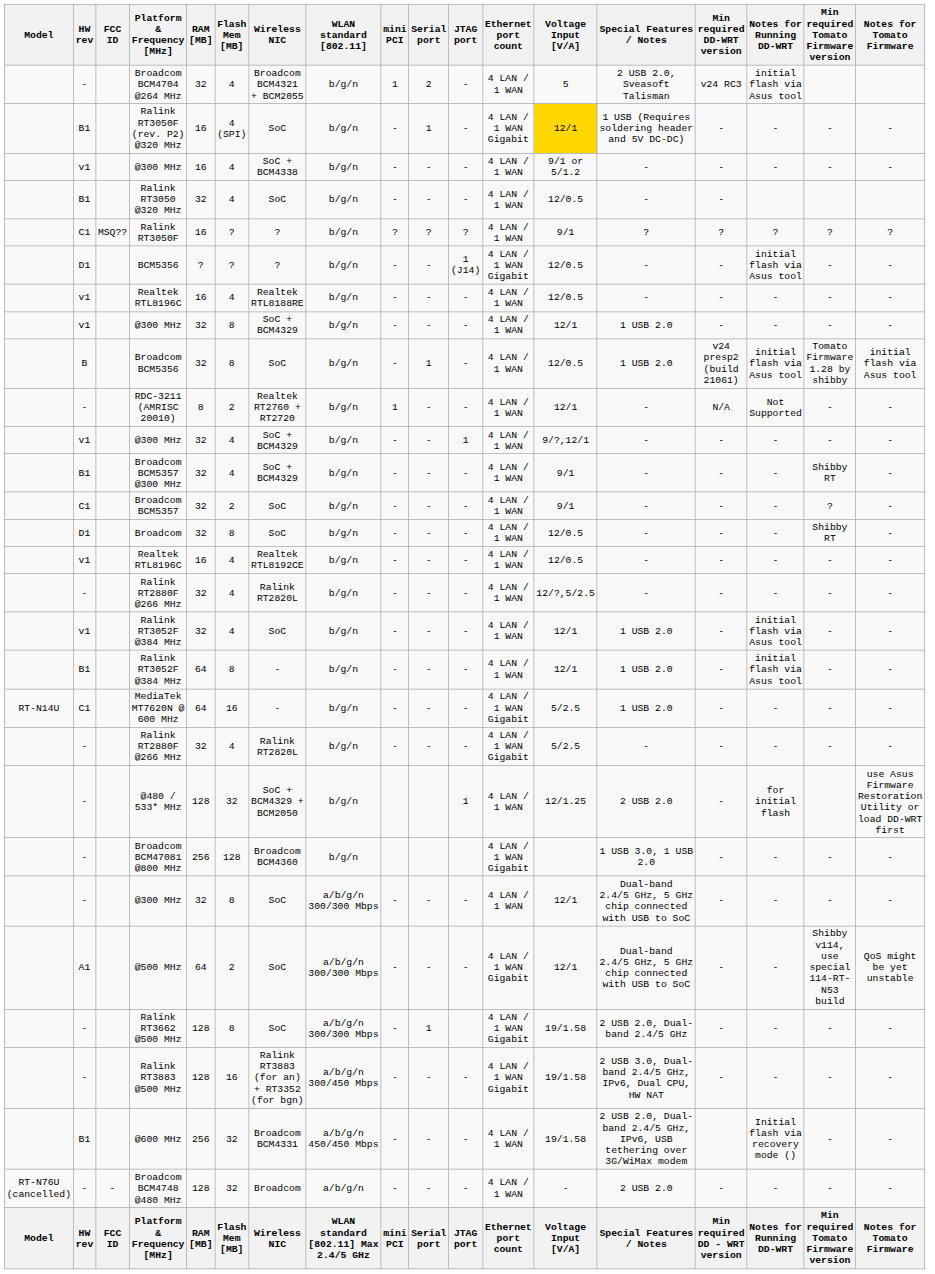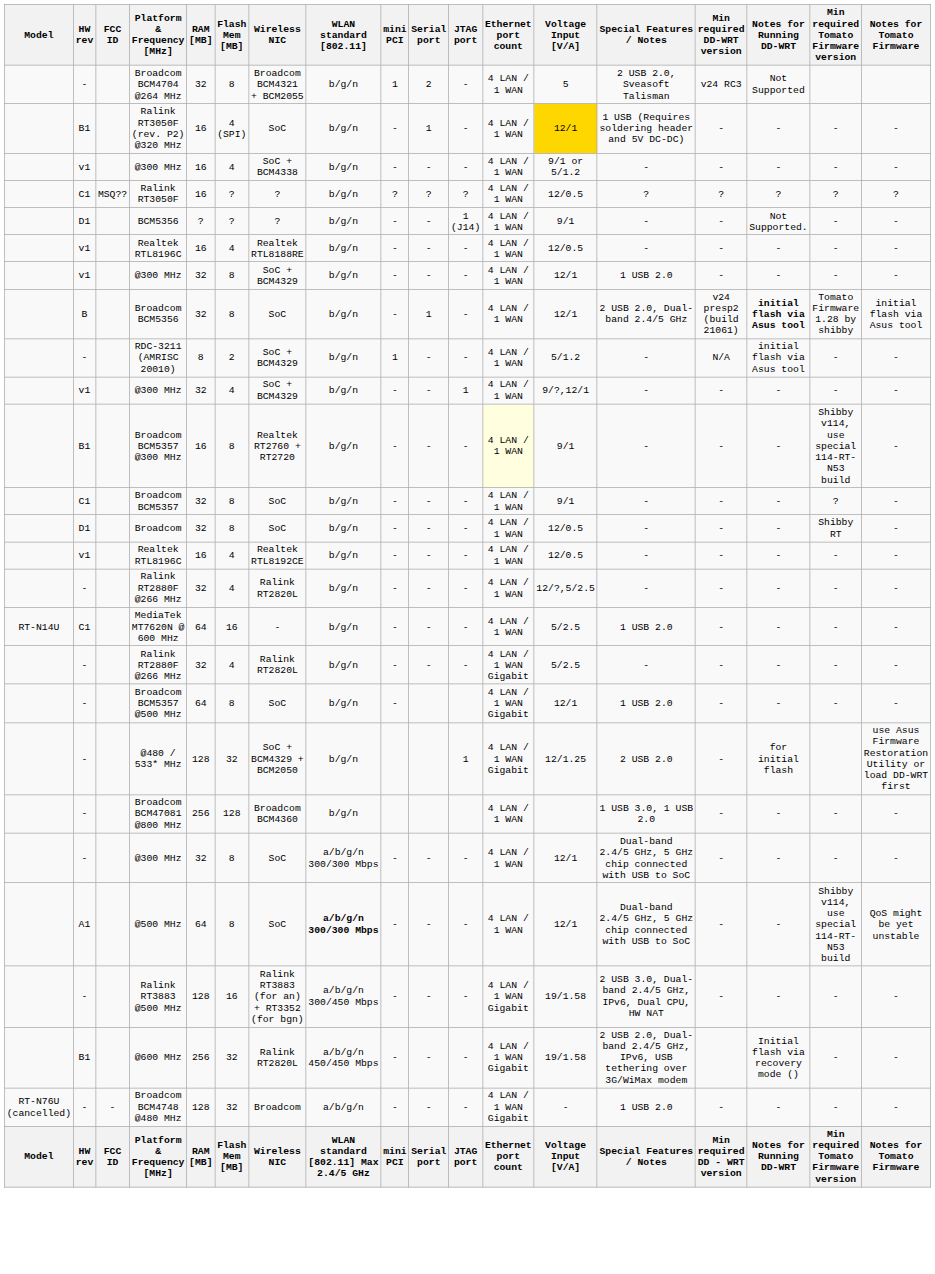(232, 84) 4 -> (232, 84) 8
(776, 84) initial flash via Asus tool -> (778, 84) Not Supported
(508, 128) 4 LAN / 1 WAN Gigabit -> (508, 128) 4 LAN / 1 WAN
- row: (84, 200)
(566, 232) 9/1 -> (566, 194) 12/0.5
(508, 265) 4 LAN / 1 WAN Gigabit -> (508, 221) 4 LAN / 1 WAN
(566, 265) 12/0.5 -> (566, 221) 9/1
(776, 265) initial flash via Asus tool -> (778, 221) Not Supported.
(566, 363) 12/0.5 -> (566, 314) 12/1
(646, 363) 1 USB 2.0 -> (646, 314) 2 USB 2.0, Dual-band 2.4/5 GHz
(776, 363) normal -> (778, 314) bold
(277, 407) Realtek RT2760 + RT2720 -> (277, 358) SoC + BCM4329
(566, 407) 12/1 -> (566, 358) 5/1.2
(776, 407) Not Supported -> (778, 358) initial flash via Asus tool
(201, 473) 32 -> (201, 446) 16
(232, 473) 4 -> (232, 446) 8
(277, 473) SoC + BCM4329 -> (277, 446) Realtek RT2760 + RT2720
(508, 473) no background -> (508, 446) lightyellow background
(830, 473) Shibby RT -> (836, 446) Shibby v114, use special 114-RT-N53 build
(232, 506) 2 -> (232, 501) 8
- row: (84, 631)
- row: (84, 670)
(508, 708) 4 LAN / 1 WAN Gigabit -> (508, 627) 4 LAN / 1 WAN
+ row: (84, 703)
(508, 802) 4 LAN / 1 WAN -> (508, 759) 4 LAN / 1 WAN Gigabit
(508, 857) 4 LAN / 1 WAN Gigabit -> (508, 814) 4 LAN / 1 WAN
(232, 967) 2 -> (232, 924) 8
(343, 967) normal -> (343, 924) bold
(508, 967) 4 LAN / 1 WAN Gigabit -> (508, 924) 4 LAN / 1 WAN
- row: (84, 1028)
(277, 1139) Broadcom BCM4331 -> (277, 1057) Ralink RT2820L
(508, 1139) 4 LAN / 1 WAN -> (508, 1057) 4 LAN / 1 WAN Gigabit
(508, 1189) 4 LAN / 1 WAN -> (508, 1107) 4 LAN / 1 WAN Gigabit
(646, 1189) 2 USB 2.0 -> (646, 1107) 1 USB 2.0
